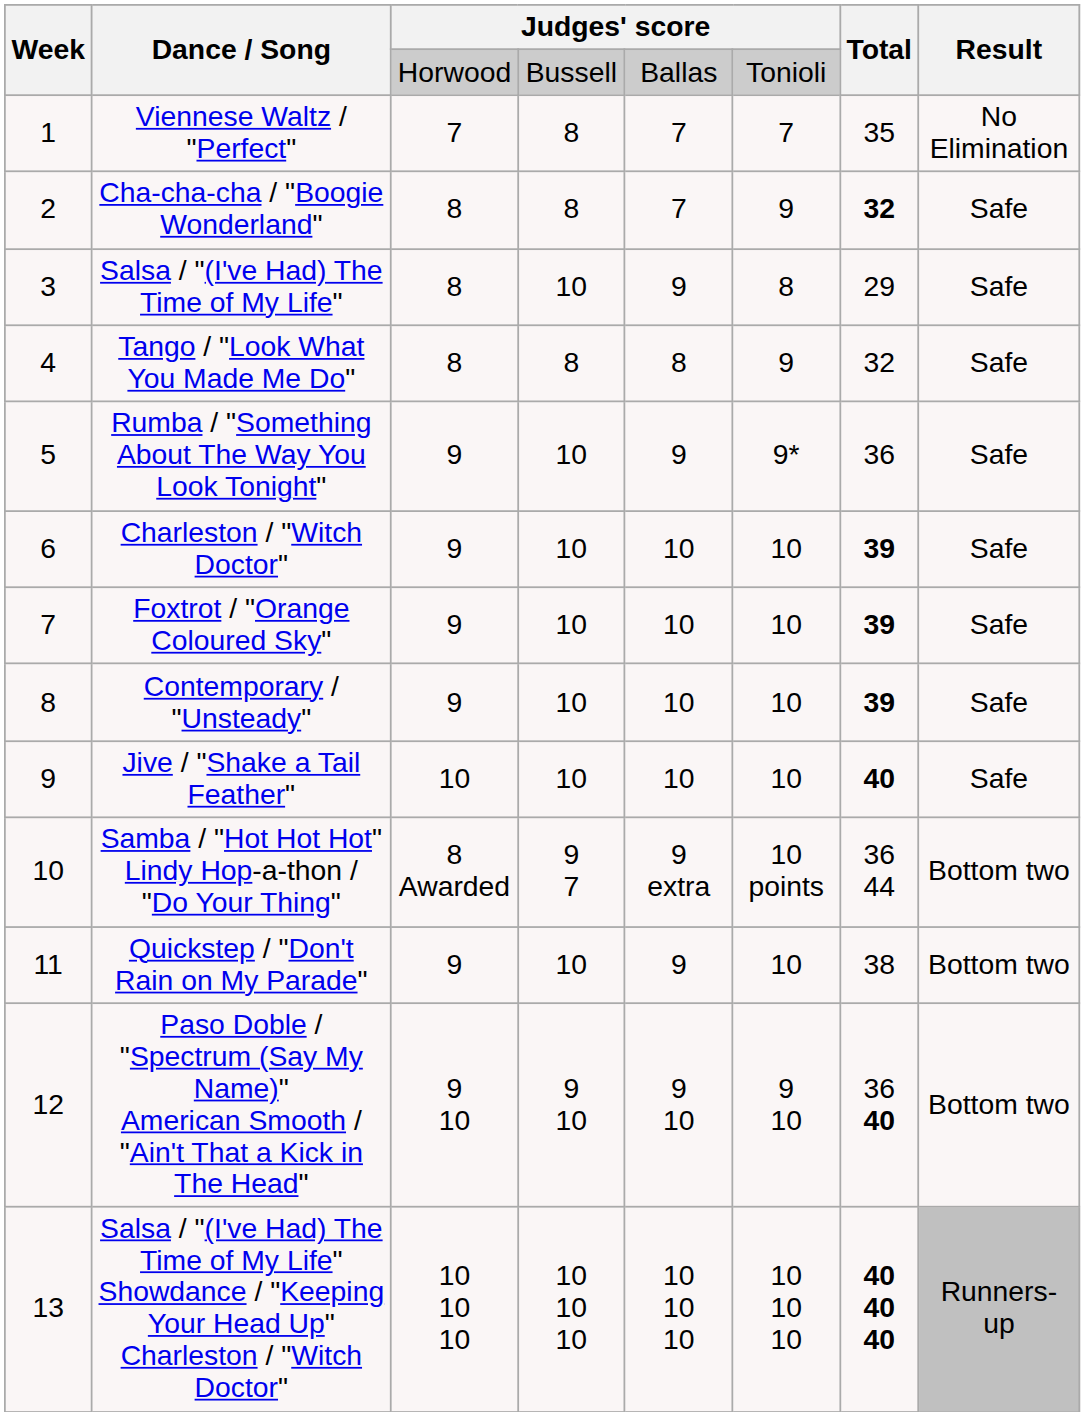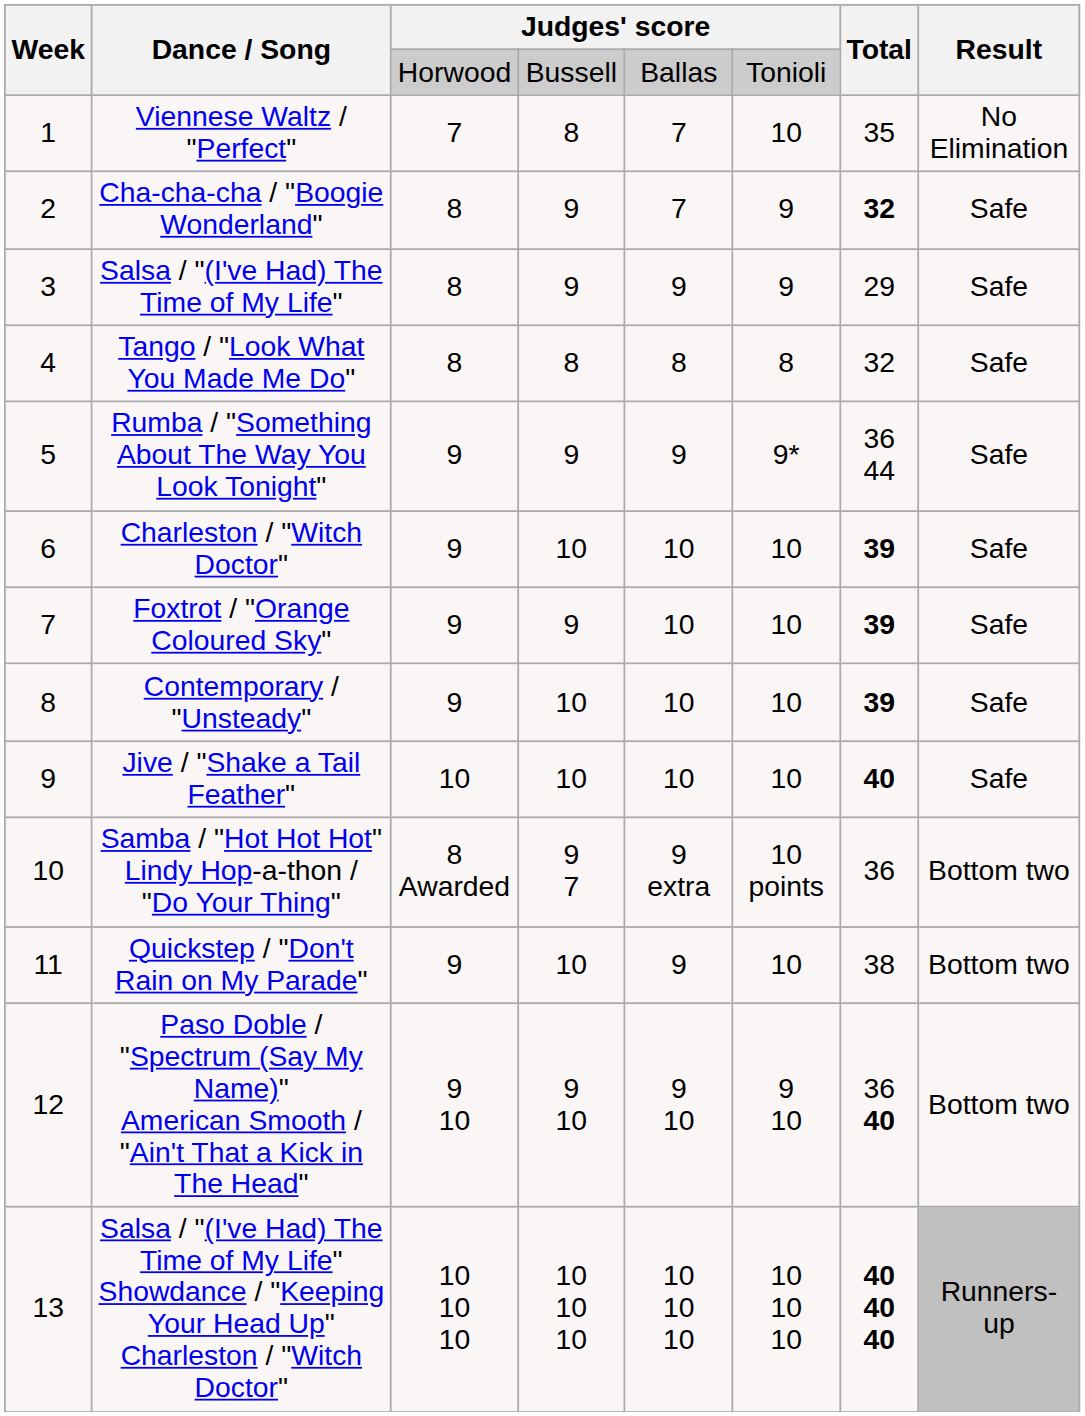(786, 132) 7 -> (786, 132) 10
(571, 209) 8 -> (571, 209) 9
(571, 286) 10 -> (571, 286) 9
(786, 286) 8 -> (786, 286) 9
(786, 363) 9 -> (786, 363) 8
(571, 455) 10 -> (571, 455) 9
(879, 455) 36 -> (879, 455) 36 44
(571, 625) 10 -> (571, 625) 9
(879, 871) 36 44 -> (879, 871) 36
